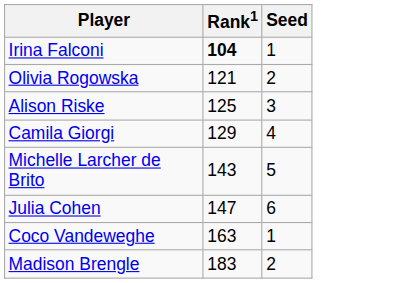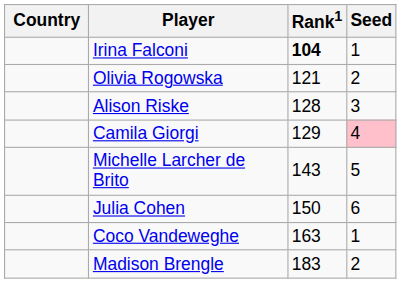+ column: (47, 20)
(222, 106) 125 -> (306, 106) 128
(271, 133) no background -> (355, 133) pink background
(222, 208) 147 -> (306, 208) 150
